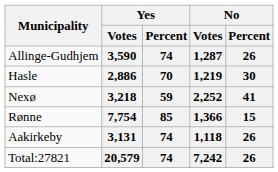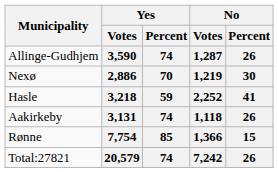(23, 76) Hasle -> (22, 76) Nexø
(22, 96) Nexø -> (23, 96) Hasle
rows swapped: (122, 116) <-> (122, 137)
